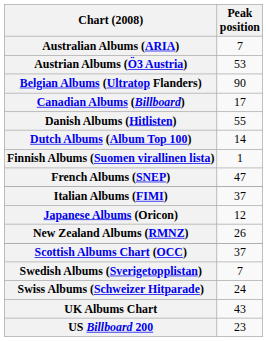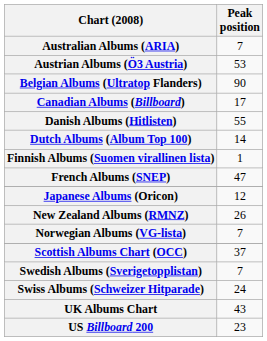- row: (111, 196)
+ row: (111, 233)
